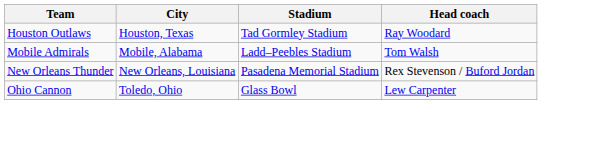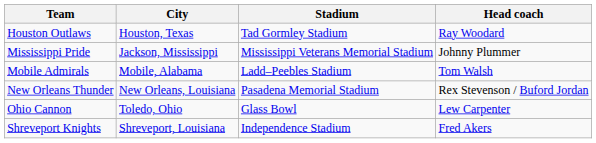+ row: (49, 52)
+ row: (54, 128)
